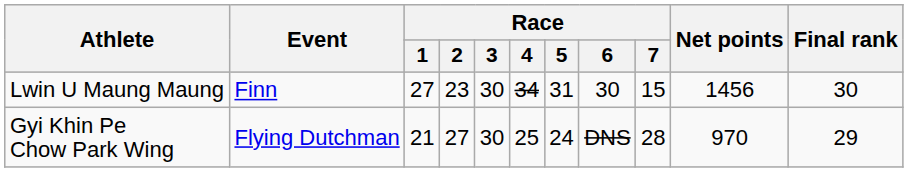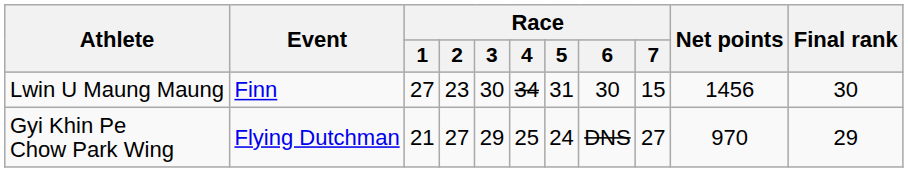(492, 137) 30 -> (492, 137) 29
(653, 137) 28 -> (653, 137) 27
